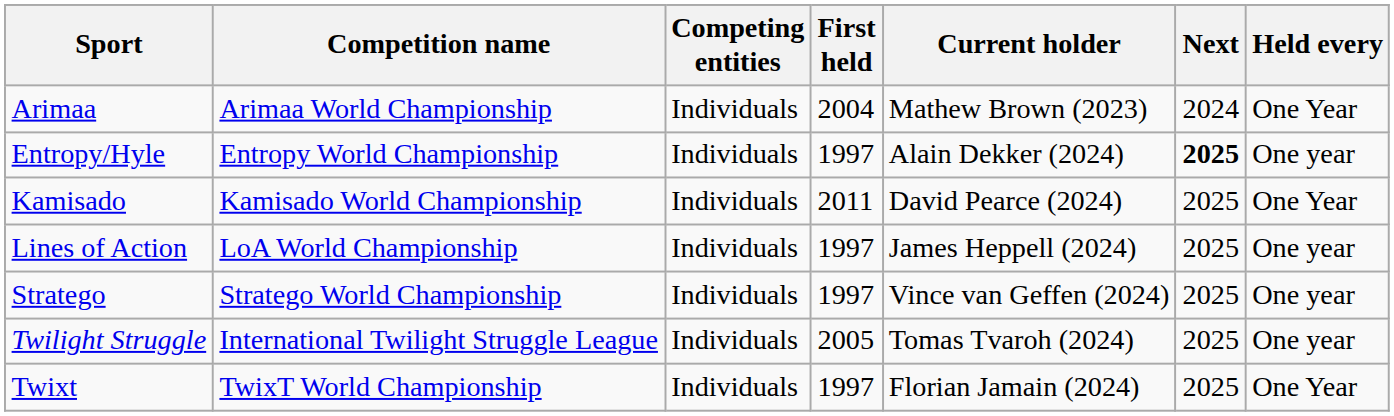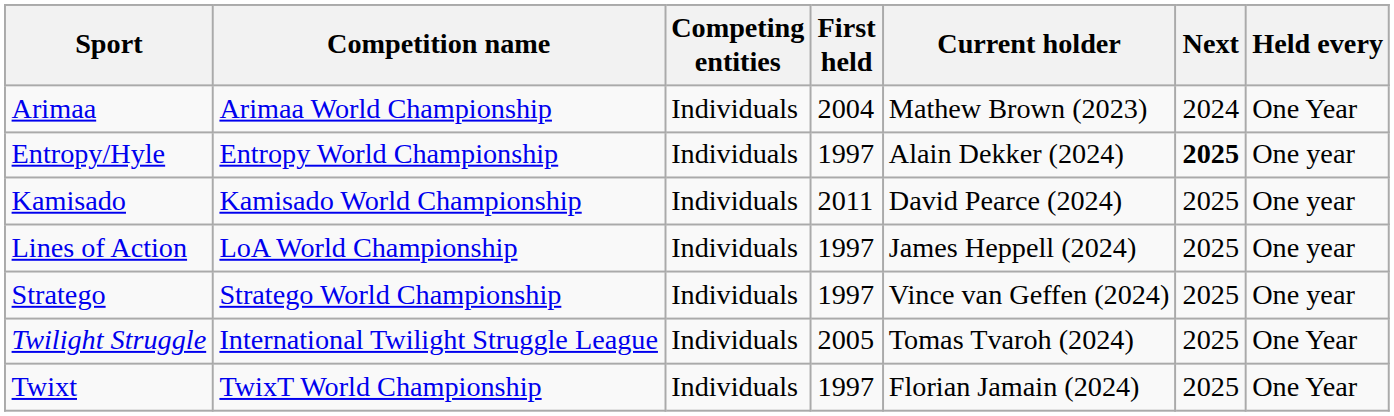(1305, 201) One Year -> (1304, 201) One year
(1304, 340) One year -> (1305, 340) One Year
